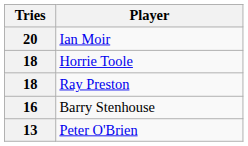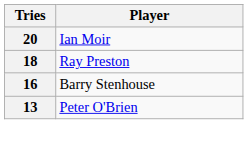- row: (96, 61)
